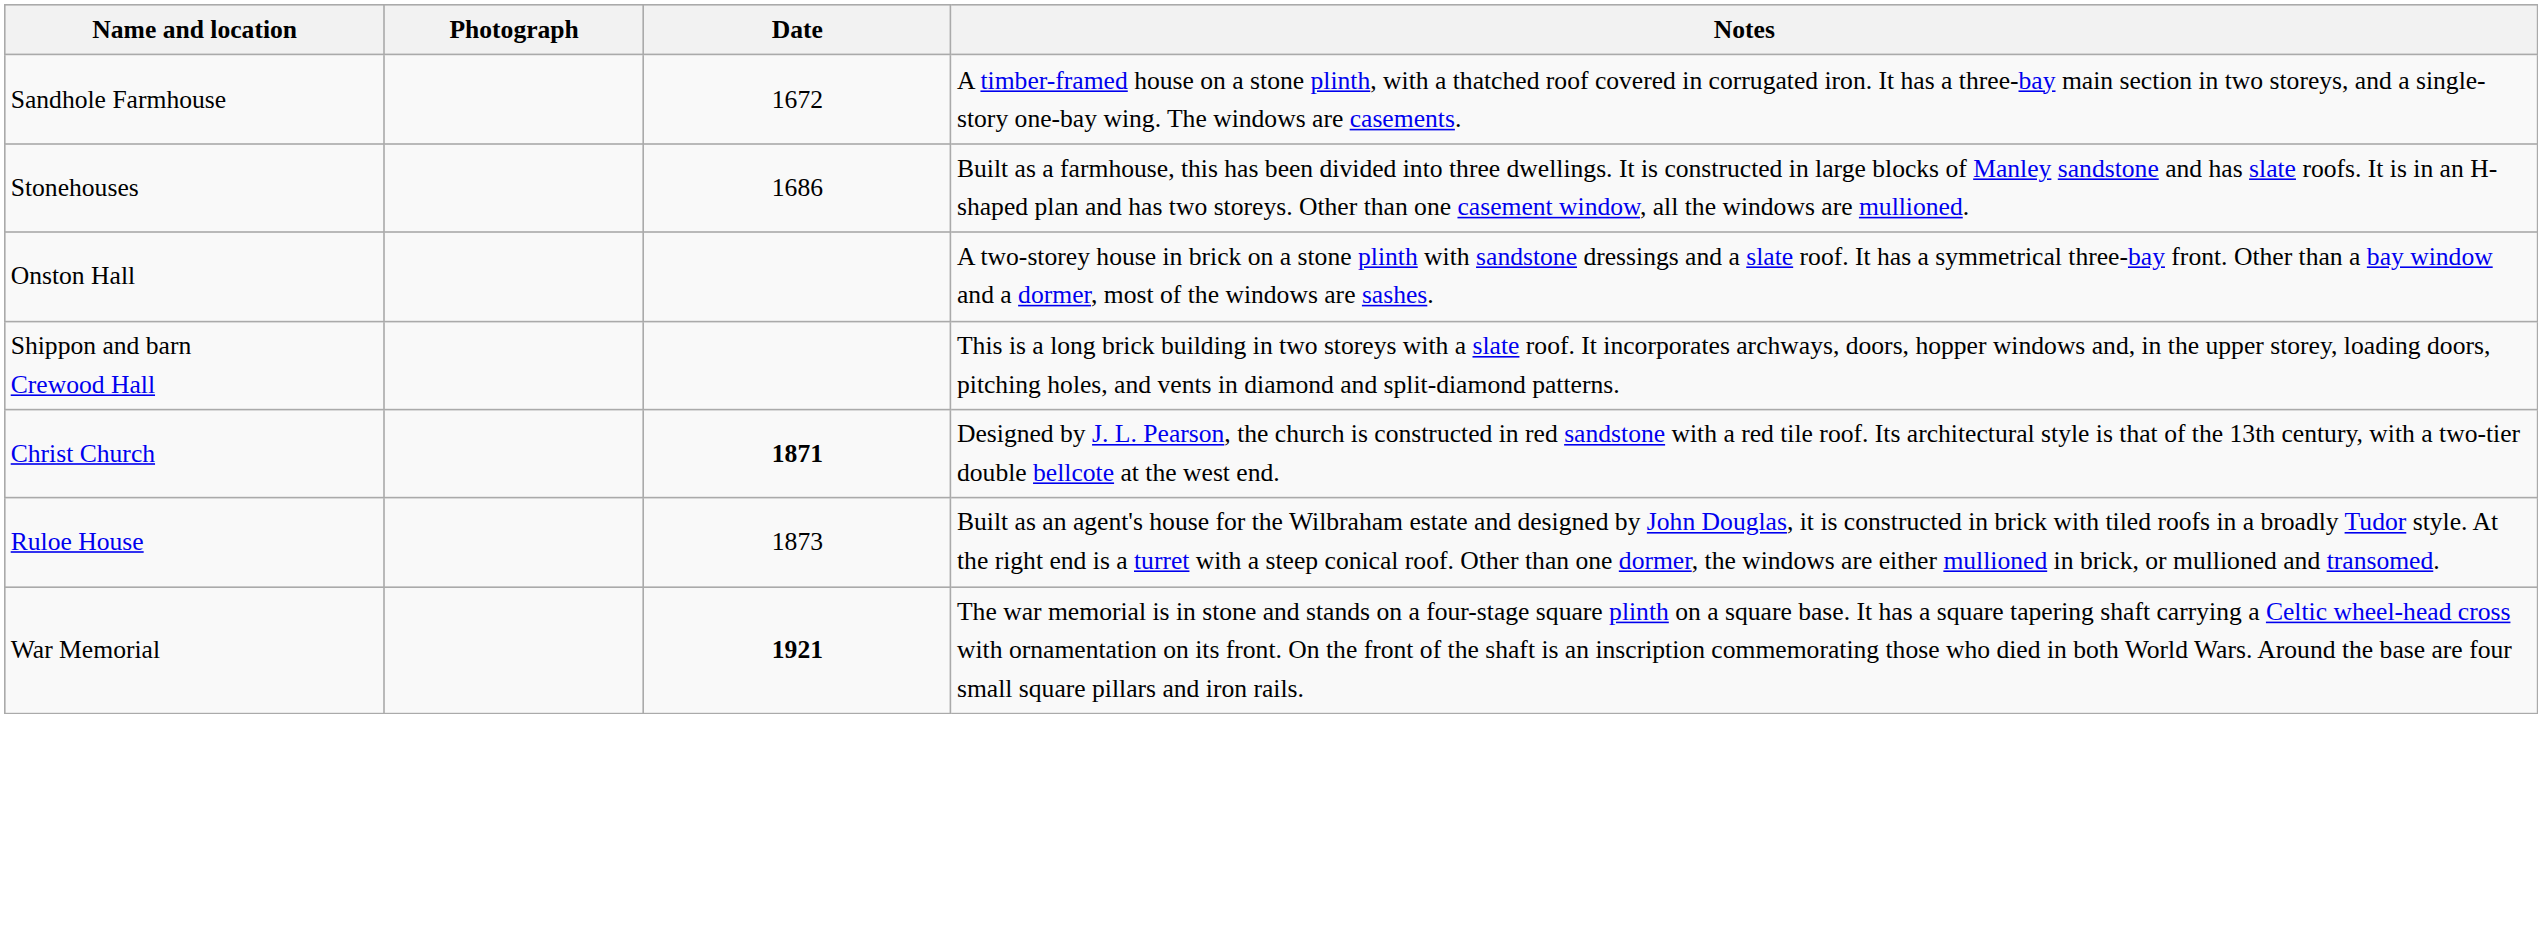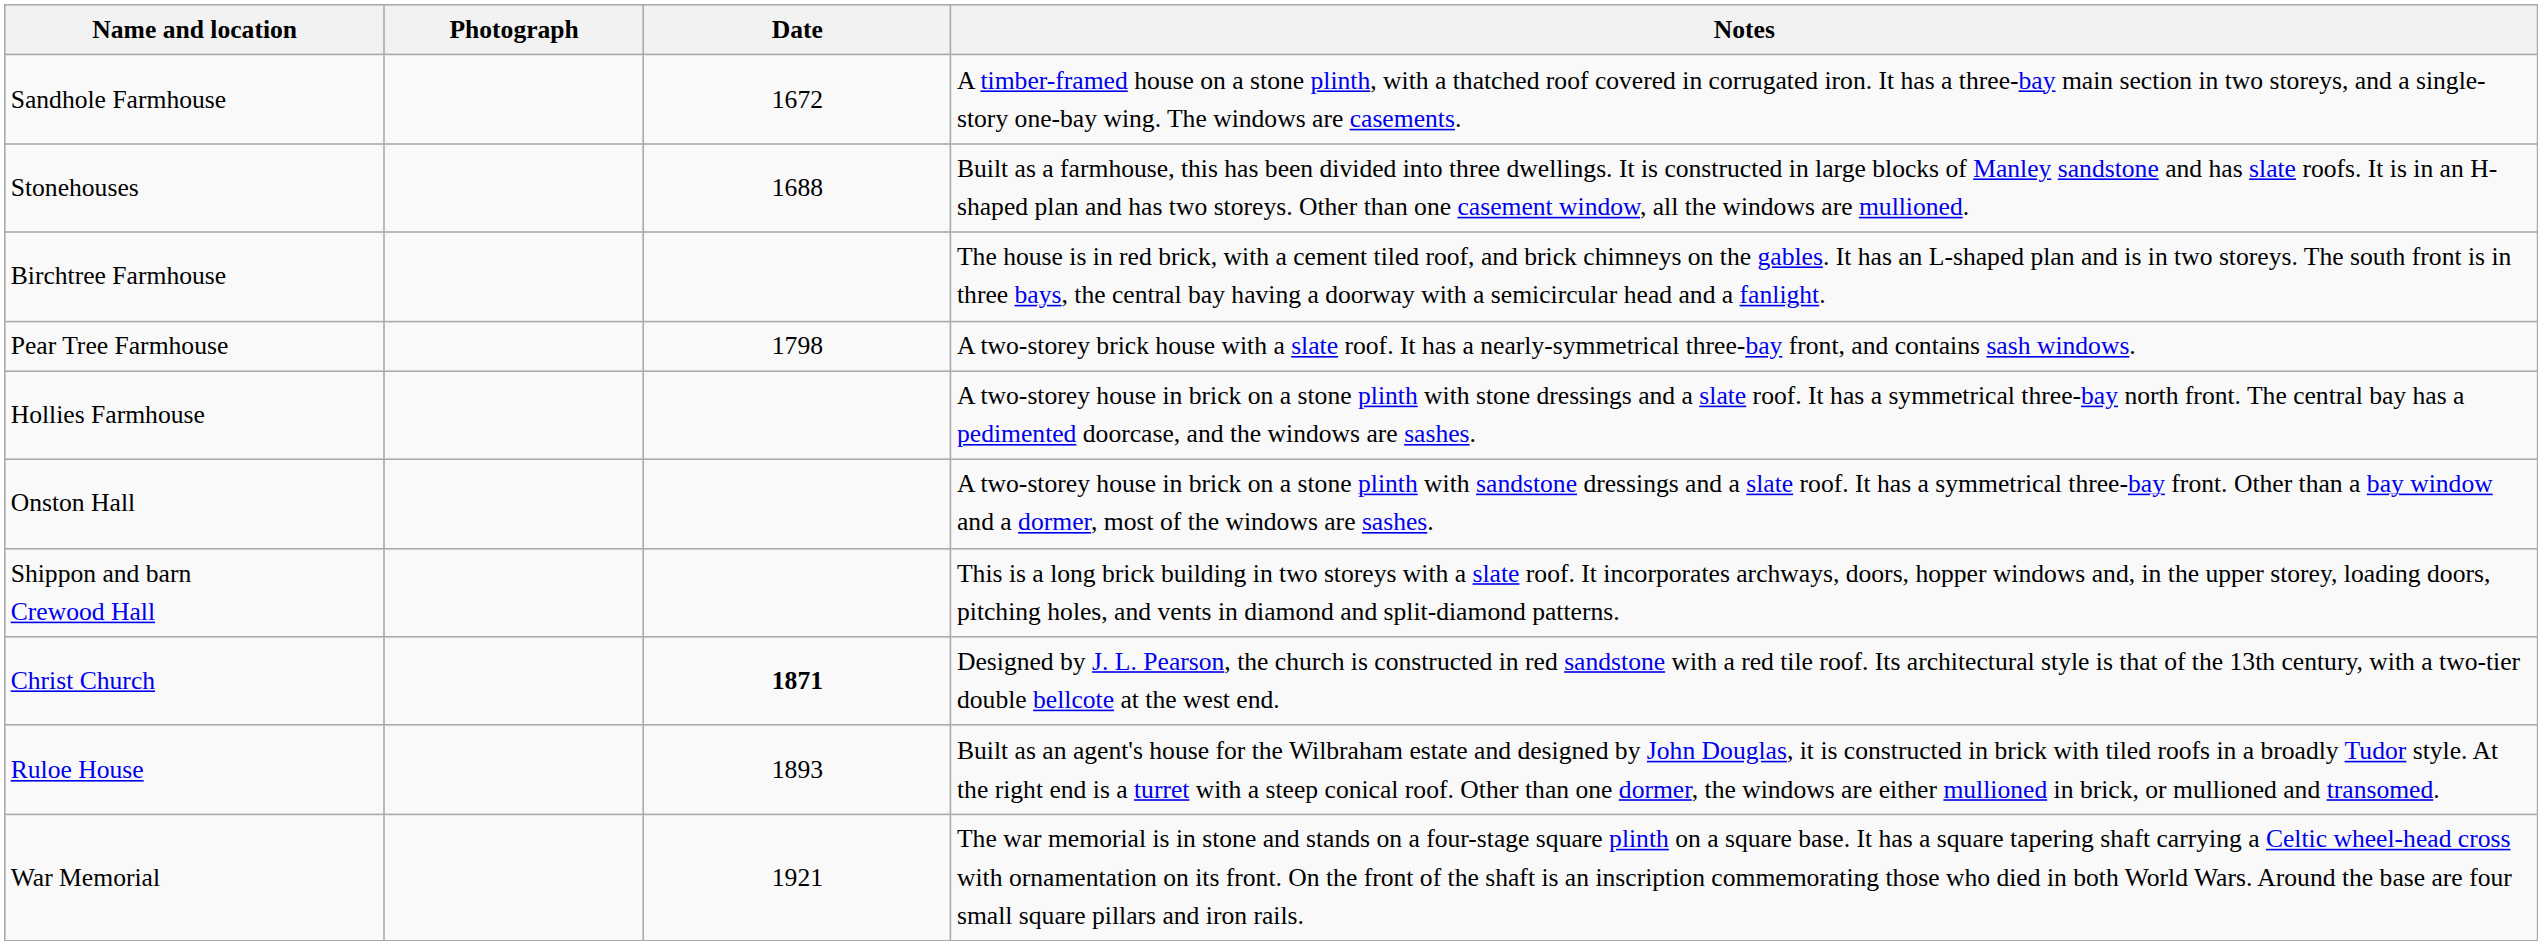(797, 187) 1686 -> (797, 187) 1688
+ row: (118, 276)
+ row: (119, 345)
+ row: (108, 414)
(797, 542) 1873 -> (797, 769) 1893
(797, 649) bold -> (797, 877) normal
